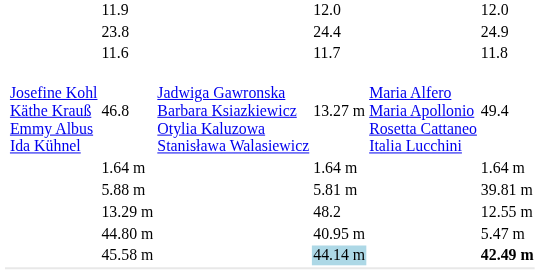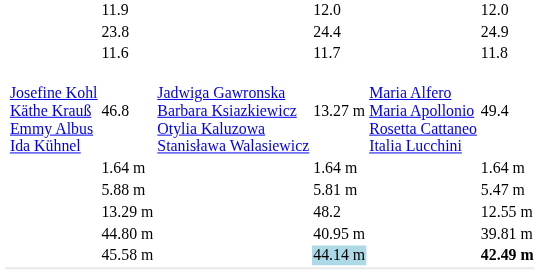(507, 190) 39.81 m -> (503, 190) 5.47 m
(503, 233) 5.47 m -> (507, 233) 39.81 m
